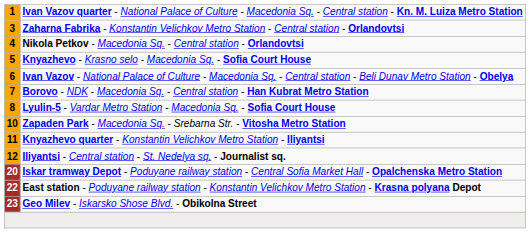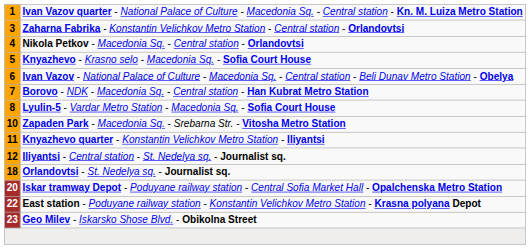+ row: (126, 172)
